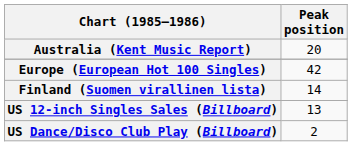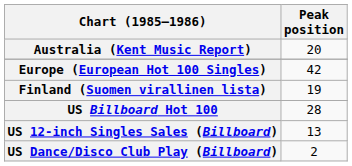(314, 90) 14 -> (314, 90) 19
+ row: (143, 110)
